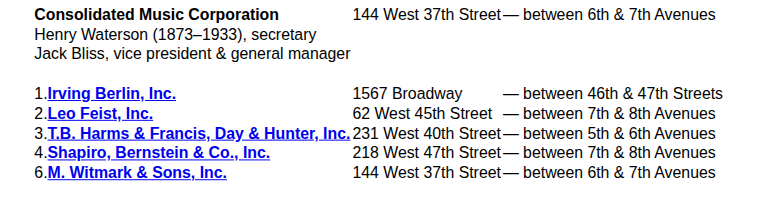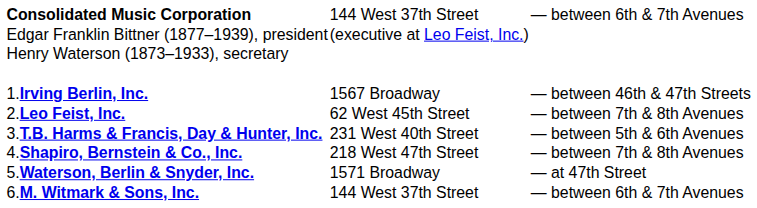+ row: (167, 34)
- row: (192, 54)
+ row: (130, 173)
